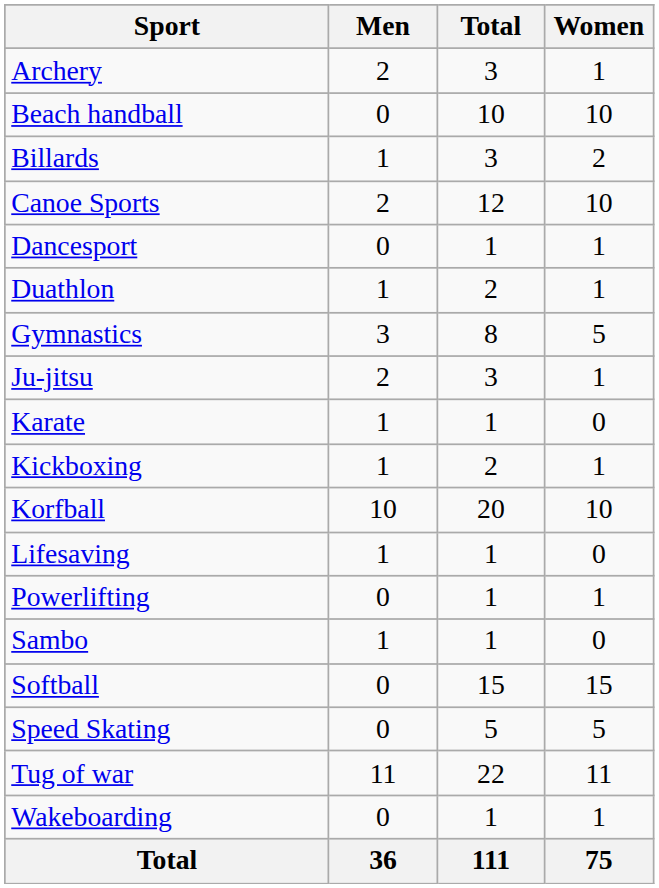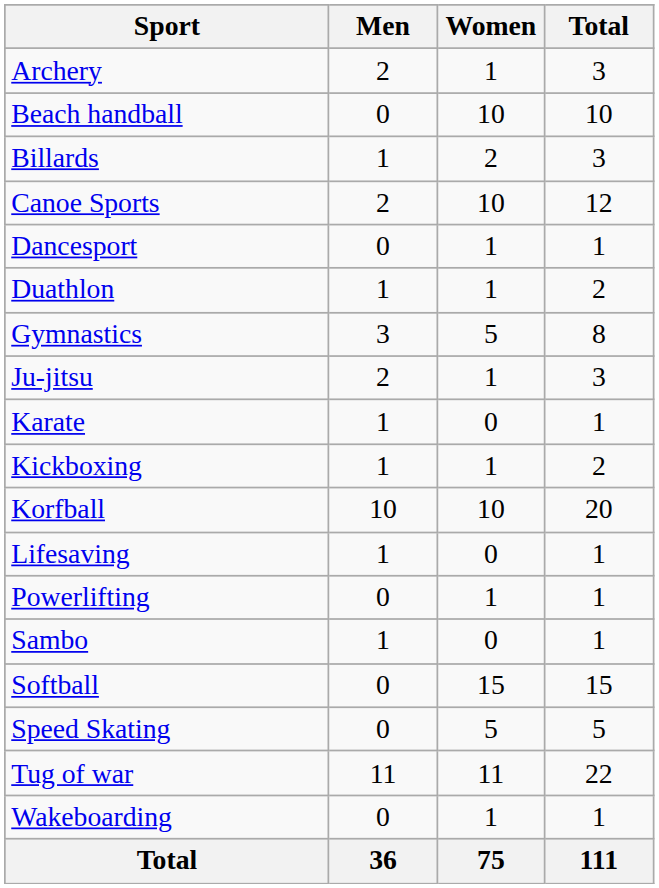columns swapped: (599, 26) <-> (491, 26)
